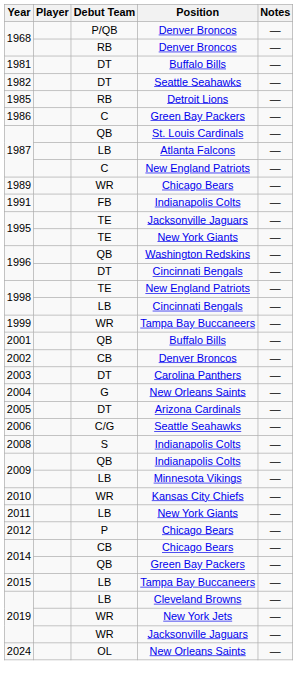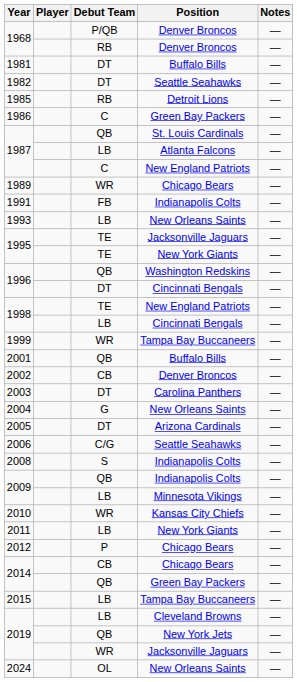+ row: (19, 220)
(104, 617) WR -> (104, 634) QB
